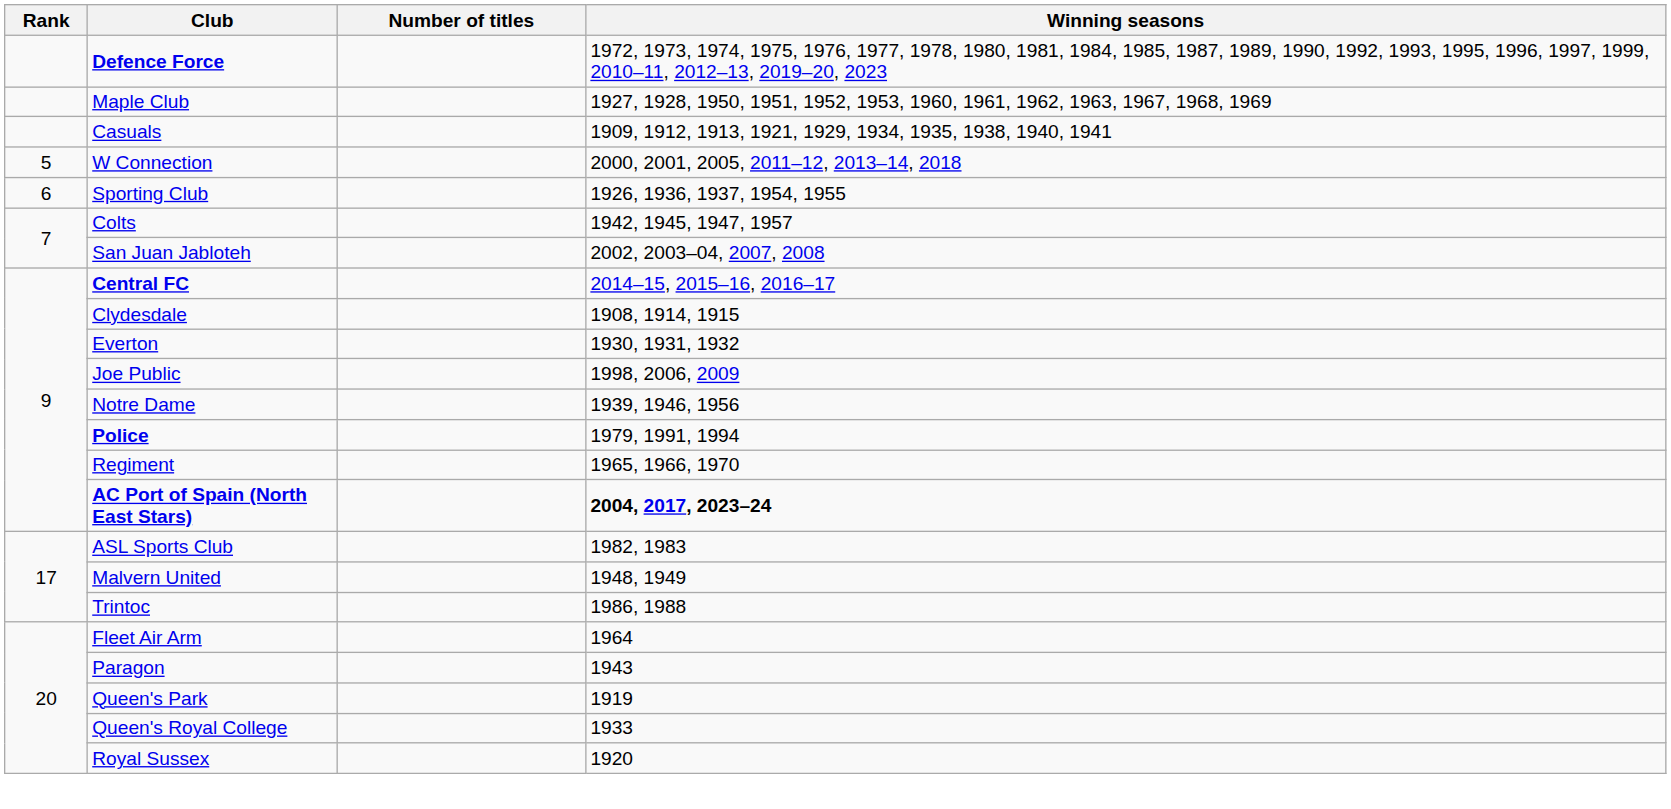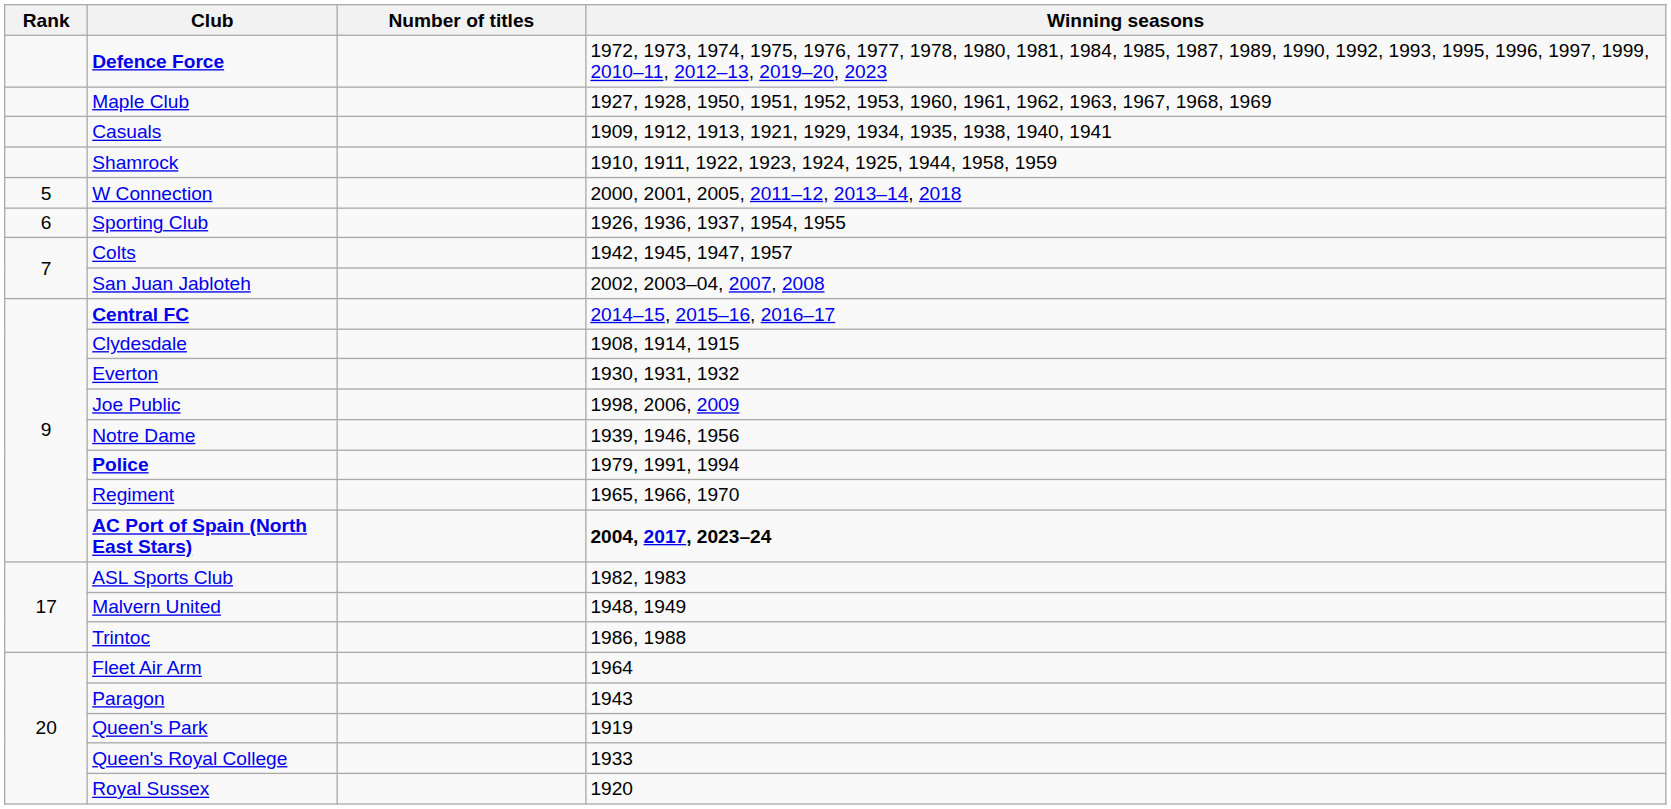+ row: (135, 162)
